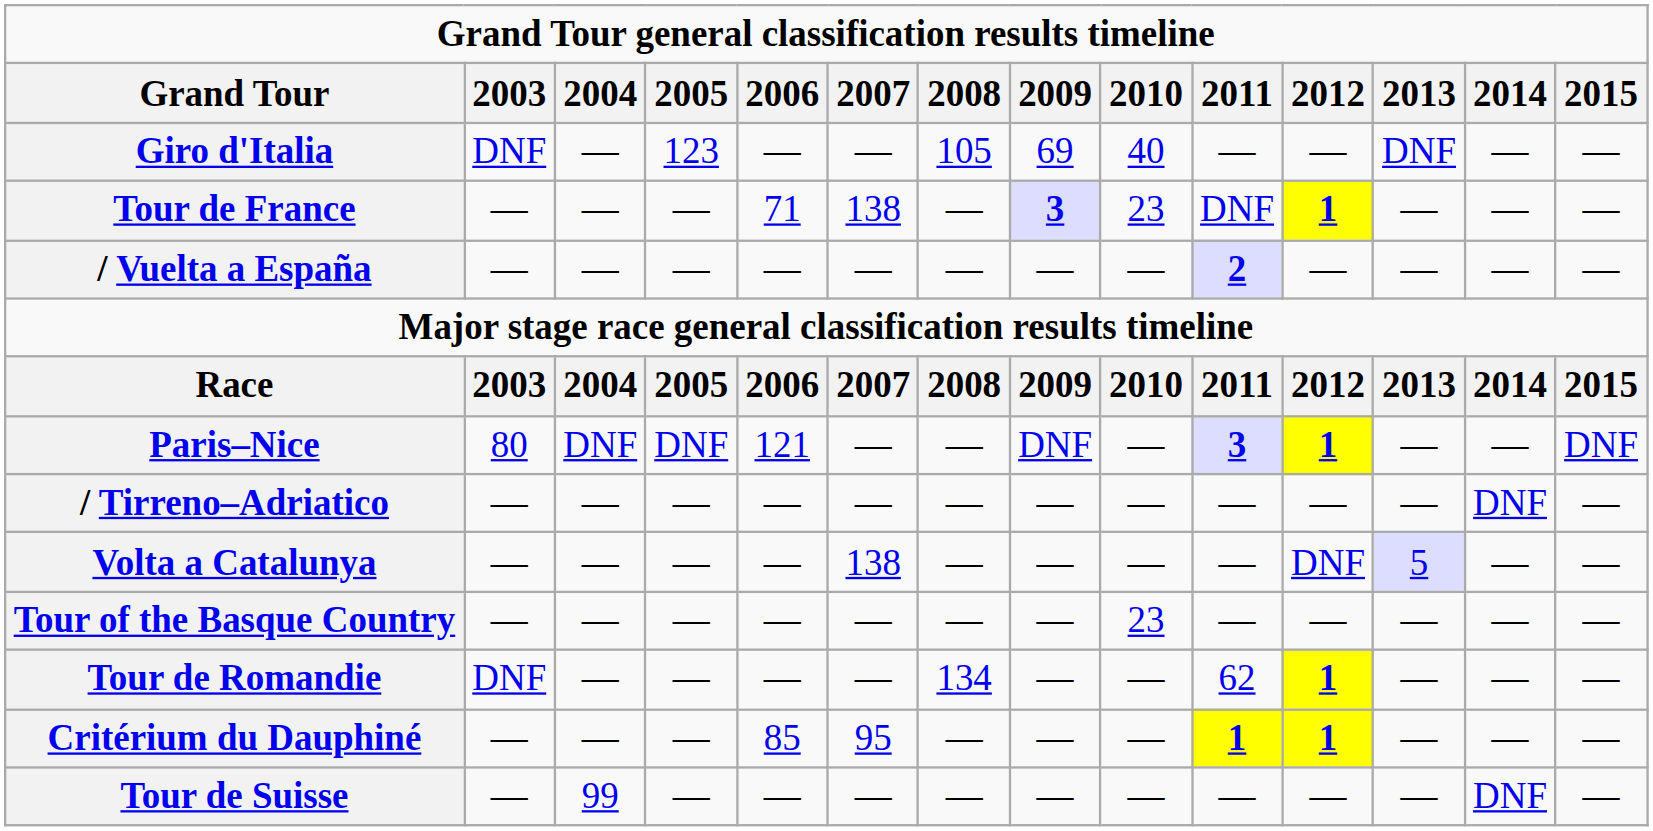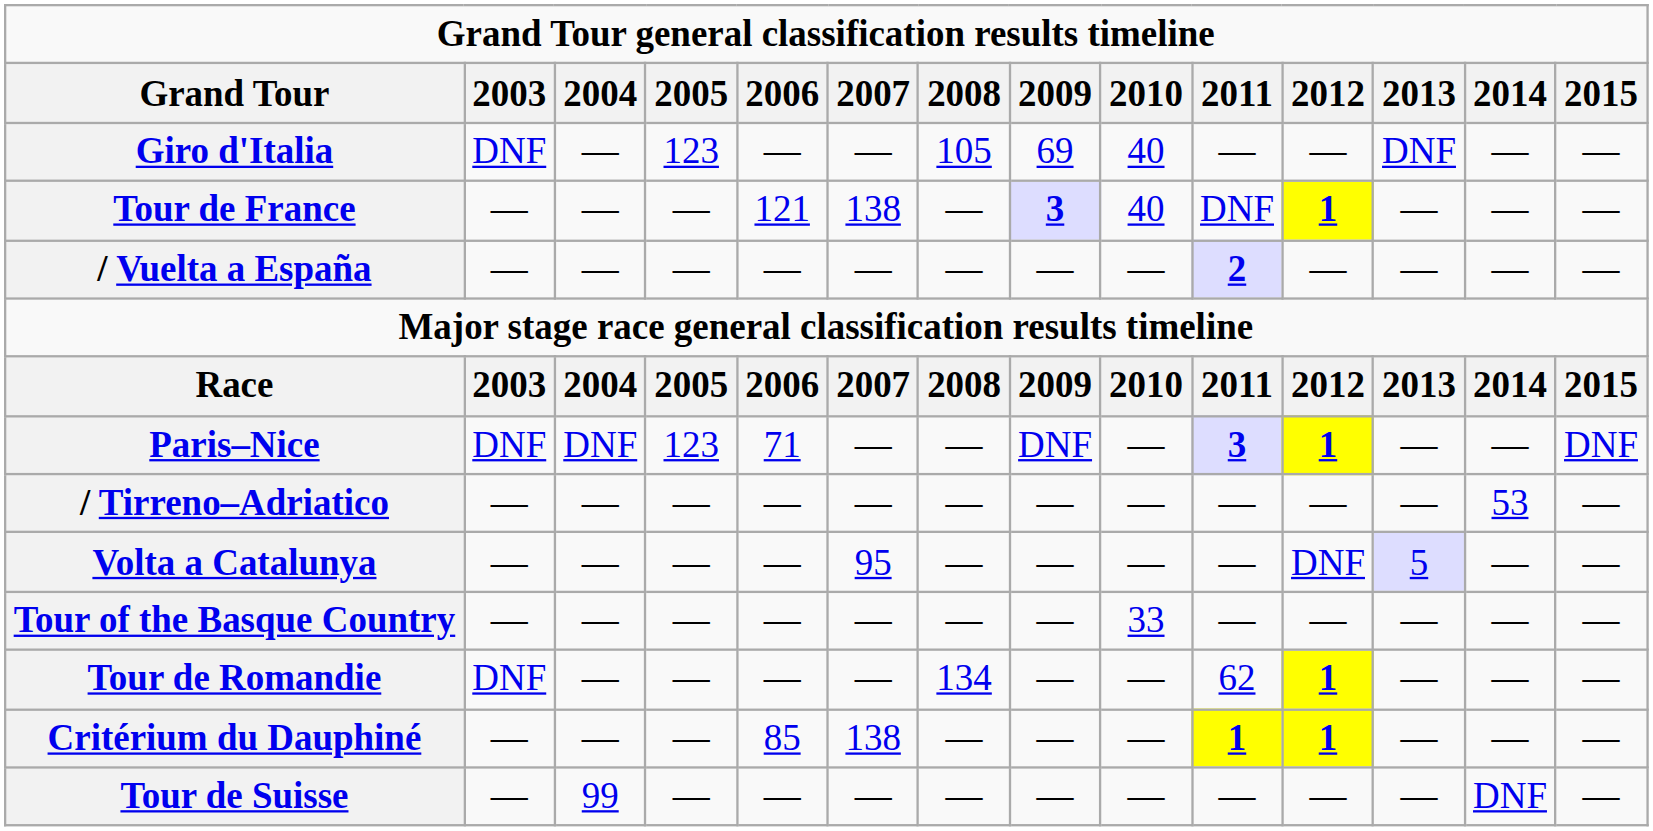(782, 209) 71 -> (782, 209) 121
(1146, 209) 23 -> (1146, 209) 40
(509, 444) 80 -> (509, 444) DNF
(691, 444) DNF -> (691, 444) 123
(782, 444) 121 -> (782, 444) 71
(1510, 502) DNF -> (1510, 502) 53
(873, 561) 138 -> (873, 561) 95
(1146, 619) 23 -> (1146, 619) 33
(873, 737) 95 -> (873, 737) 138
